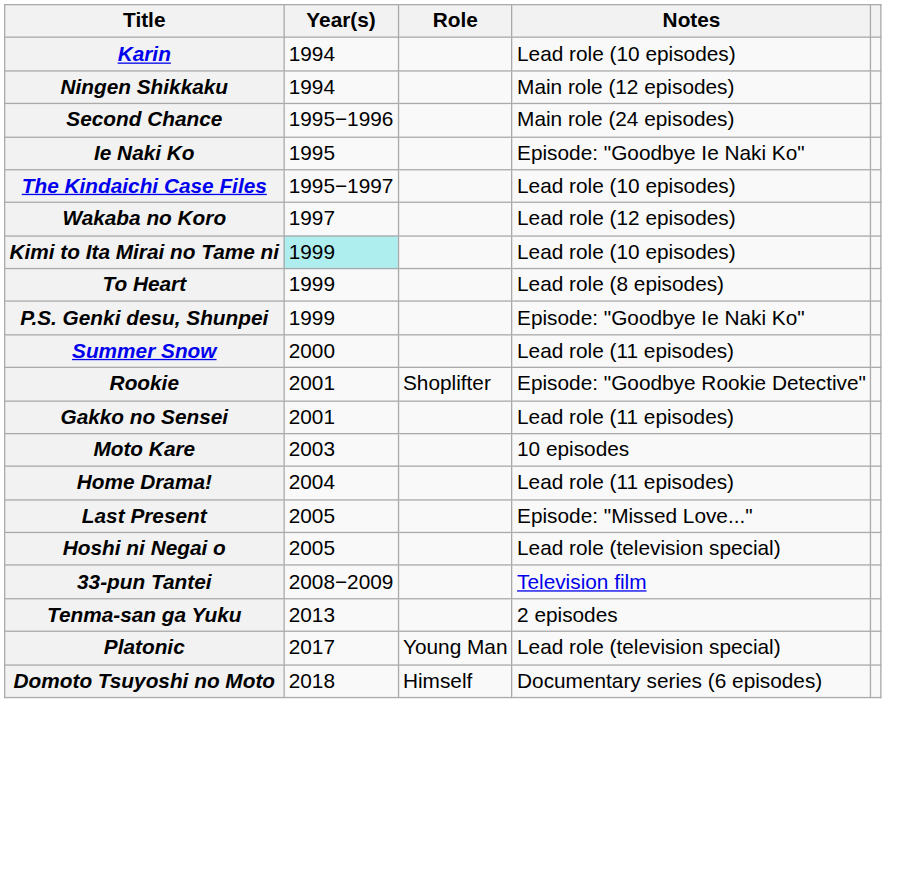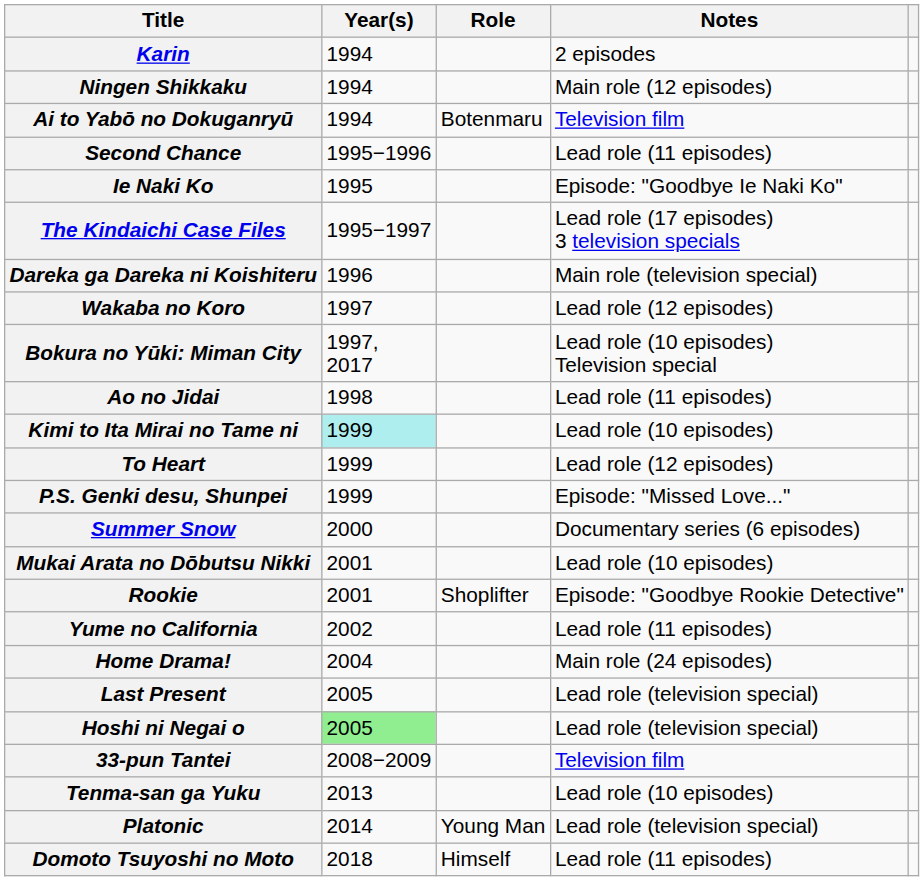(626, 53) Lead role (10 episodes) -> (605, 53) 2 episodes
+ row: (163, 119)
(626, 119) Main role (24 episodes) -> (663, 152) Lead role (11 episodes)
(626, 185) Lead role (10 episodes) -> (664, 230) Lead role (17 episodes) 3 television specials
+ row: (163, 275)
+ row: (163, 352)
+ row: (163, 397)
(621, 284) Lead role (8 episodes) -> (664, 463) Lead role (12 episodes)
(661, 317) Episode: "Goodbye Ie Naki Ko" -> (673, 496) Episode: "Missed Love..."
(626, 350) Lead role (11 episodes) -> (707, 529) Documentary series (6 episodes)
+ row: (163, 562)
- row: (144, 416)
+ row: (163, 628)
- row: (144, 449)
(626, 482) Lead role (11 episodes) -> (664, 661) Main role (24 episodes)
(635, 515) Episode: "Missed Love..." -> (687, 694) Lead role (television special)
(312, 548) no background -> (350, 727) lightgreen background
(567, 614) 2 episodes -> (664, 793) Lead role (10 episodes)
(312, 647) 2017 -> (350, 826) 2014
(670, 680) Documentary series (6 episodes) -> (663, 859) Lead role (11 episodes)
